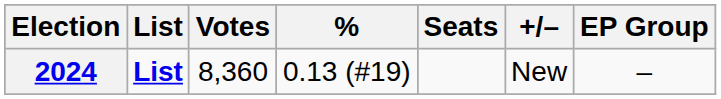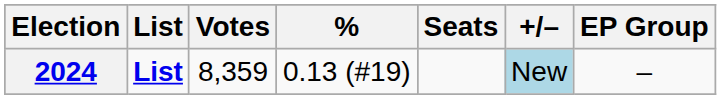(233, 71) 8,360 -> (233, 71) 8,359
(539, 71) no background -> (539, 71) lightblue background
